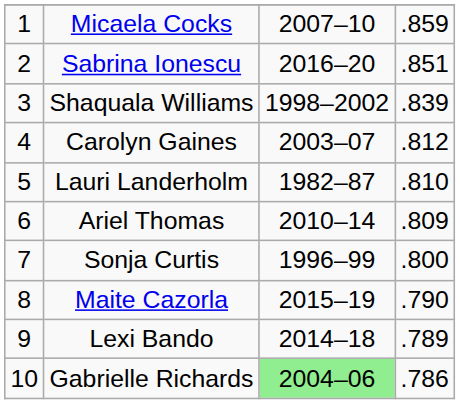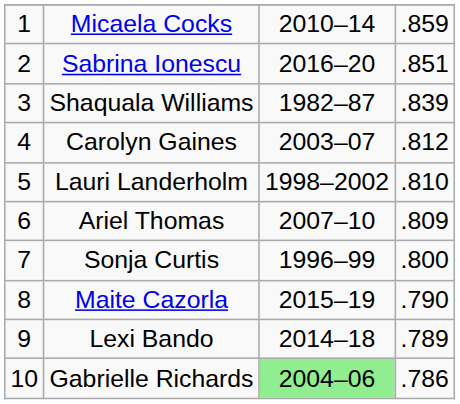(327, 24) 2007–10 -> (327, 24) 2010–14
(327, 102) 1998–2002 -> (327, 102) 1982–87
(327, 181) 1982–87 -> (327, 181) 1998–2002
(327, 220) 2010–14 -> (327, 220) 2007–10
